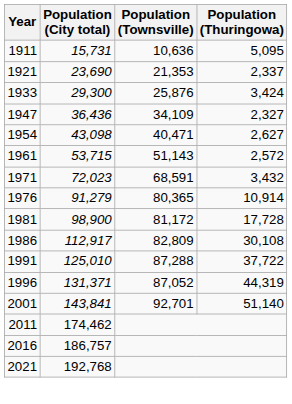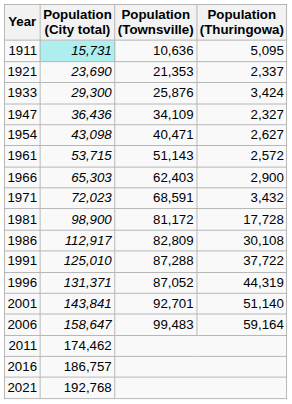(91, 51) no background -> (91, 51) paleturquoise background
+ row: (22, 177)
- row: (22, 198)
+ row: (22, 324)
